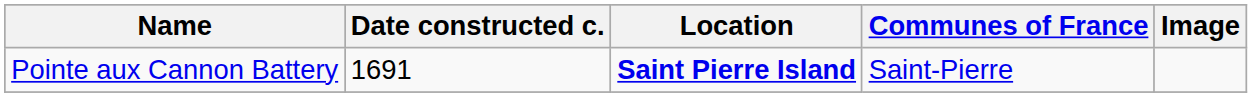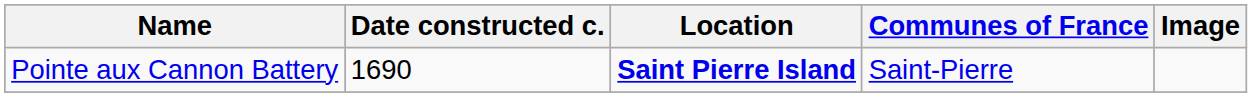(381, 69) 1691 -> (381, 69) 1690
